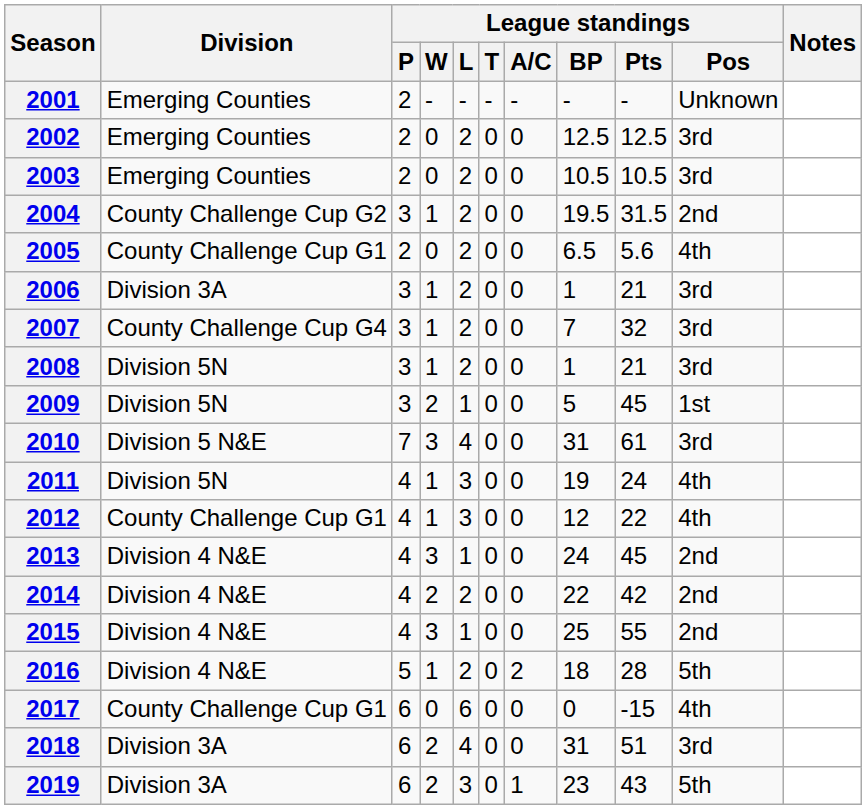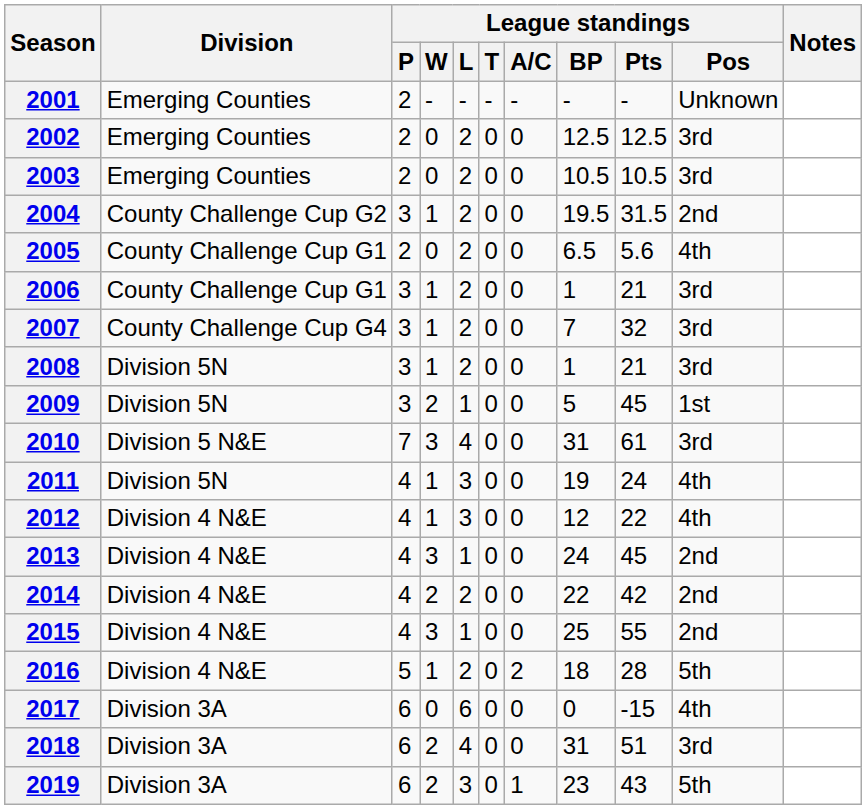(167, 289) Division 3A -> (247, 289) County Challenge Cup G1
(247, 518) County Challenge Cup G1 -> (187, 518) Division 4 N&E
(247, 708) County Challenge Cup G1 -> (167, 708) Division 3A
